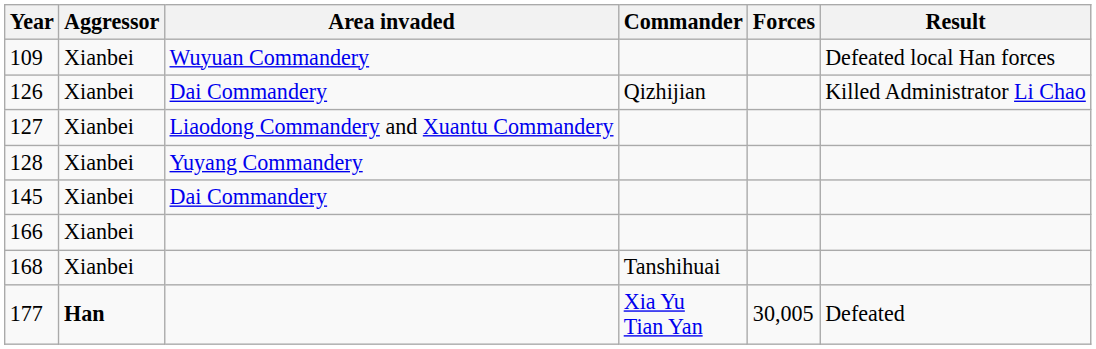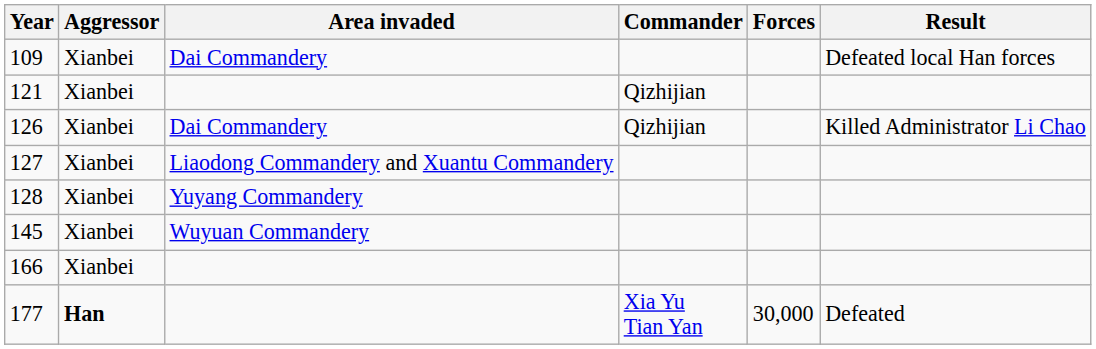(269, 57) Wuyuan Commandery -> (248, 57) Dai Commandery
+ row: (26, 92)
(248, 197) Dai Commandery -> (269, 232) Wuyuan Commandery
- row: (26, 267)
(783, 314) 30,005 -> (783, 314) 30,000
